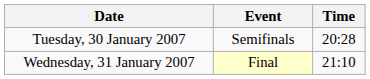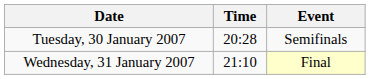columns swapped: (339, 16) <-> (263, 16)
